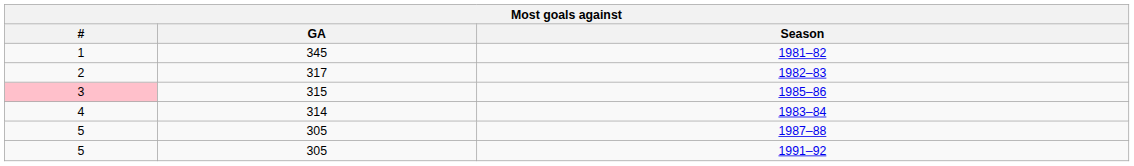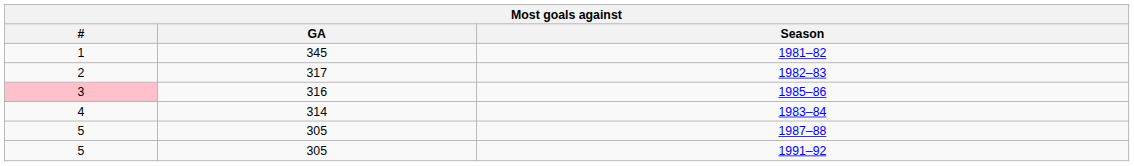(317, 92) 315 -> (317, 92) 316
